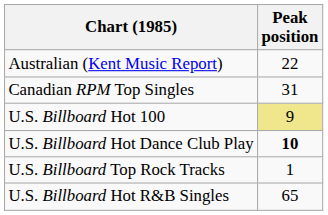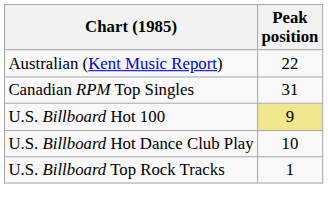(290, 143) bold -> (290, 143) normal
- row: (119, 196)
